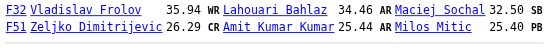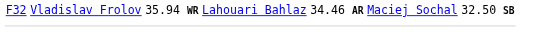- row: (16, 27)
